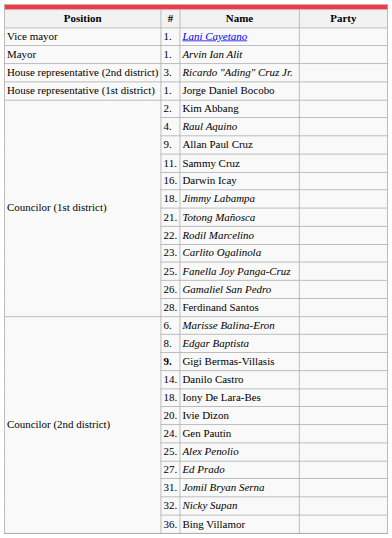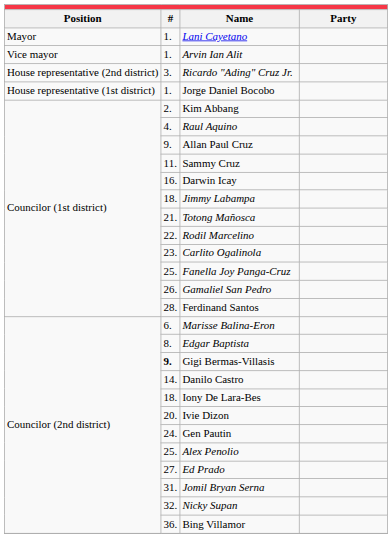(32, 37) Vice mayor -> (22, 37) Mayor
(22, 55) Mayor -> (32, 55) Vice mayor
